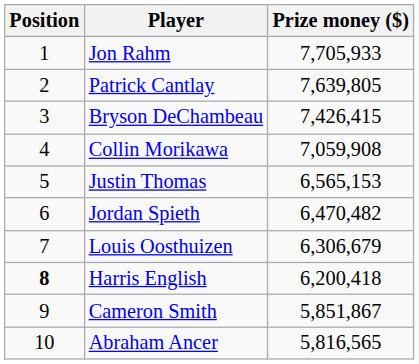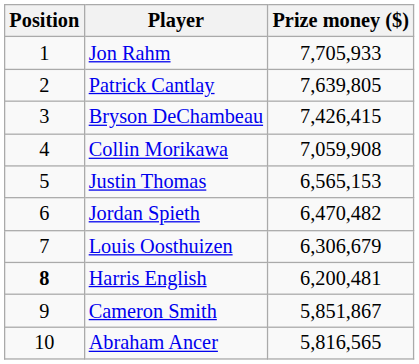(341, 278) 6,200,418 -> (341, 278) 6,200,481
